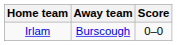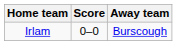columns swapped: (154, 13) <-> (103, 13)
